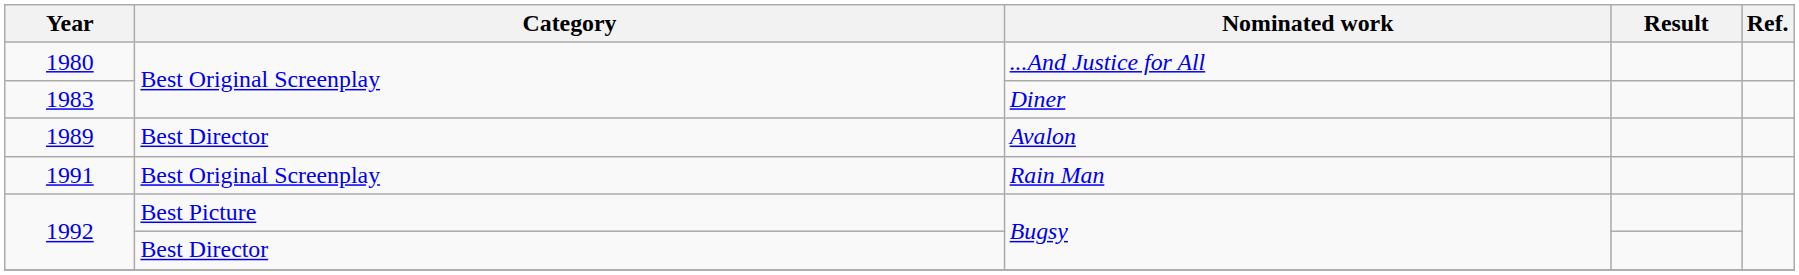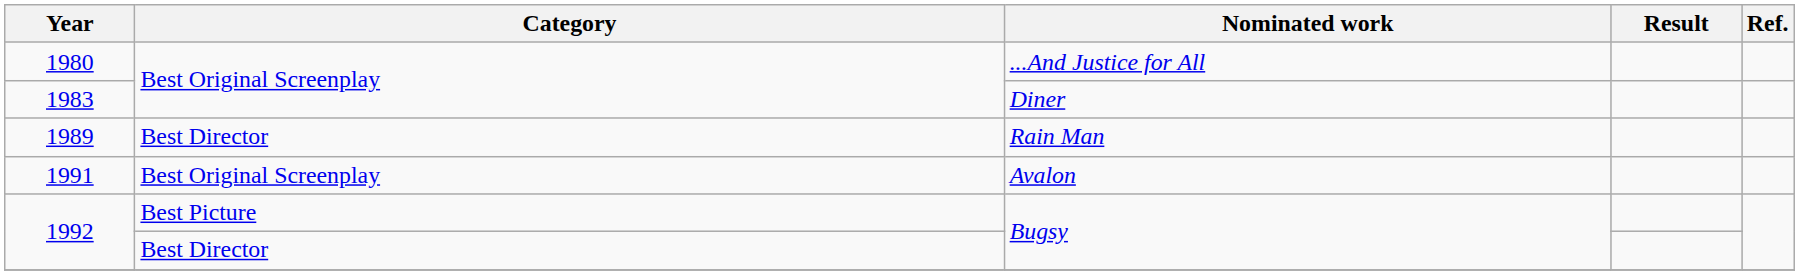(1043, 136) Avalon -> (1057, 136) Rain Man
(1057, 174) Rain Man -> (1043, 174) Avalon
